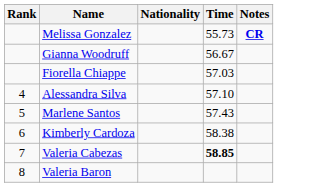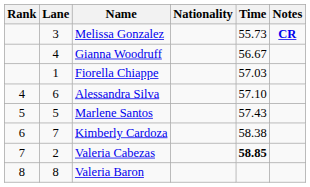+ column: (56, 14)
